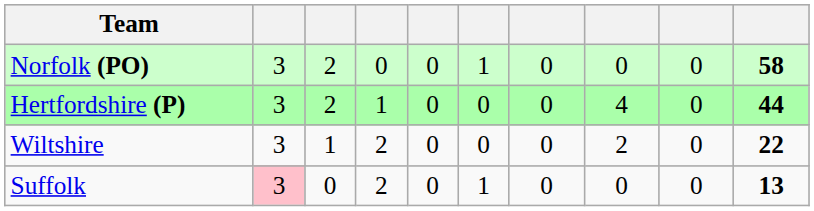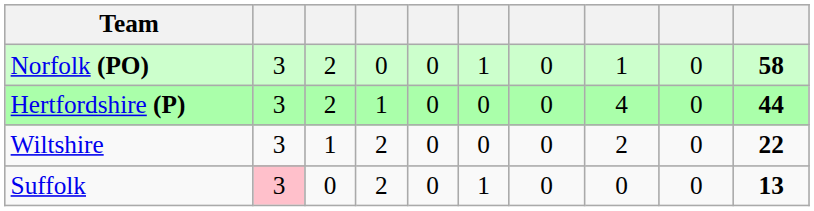(621, 64) 0 -> (621, 64) 1
